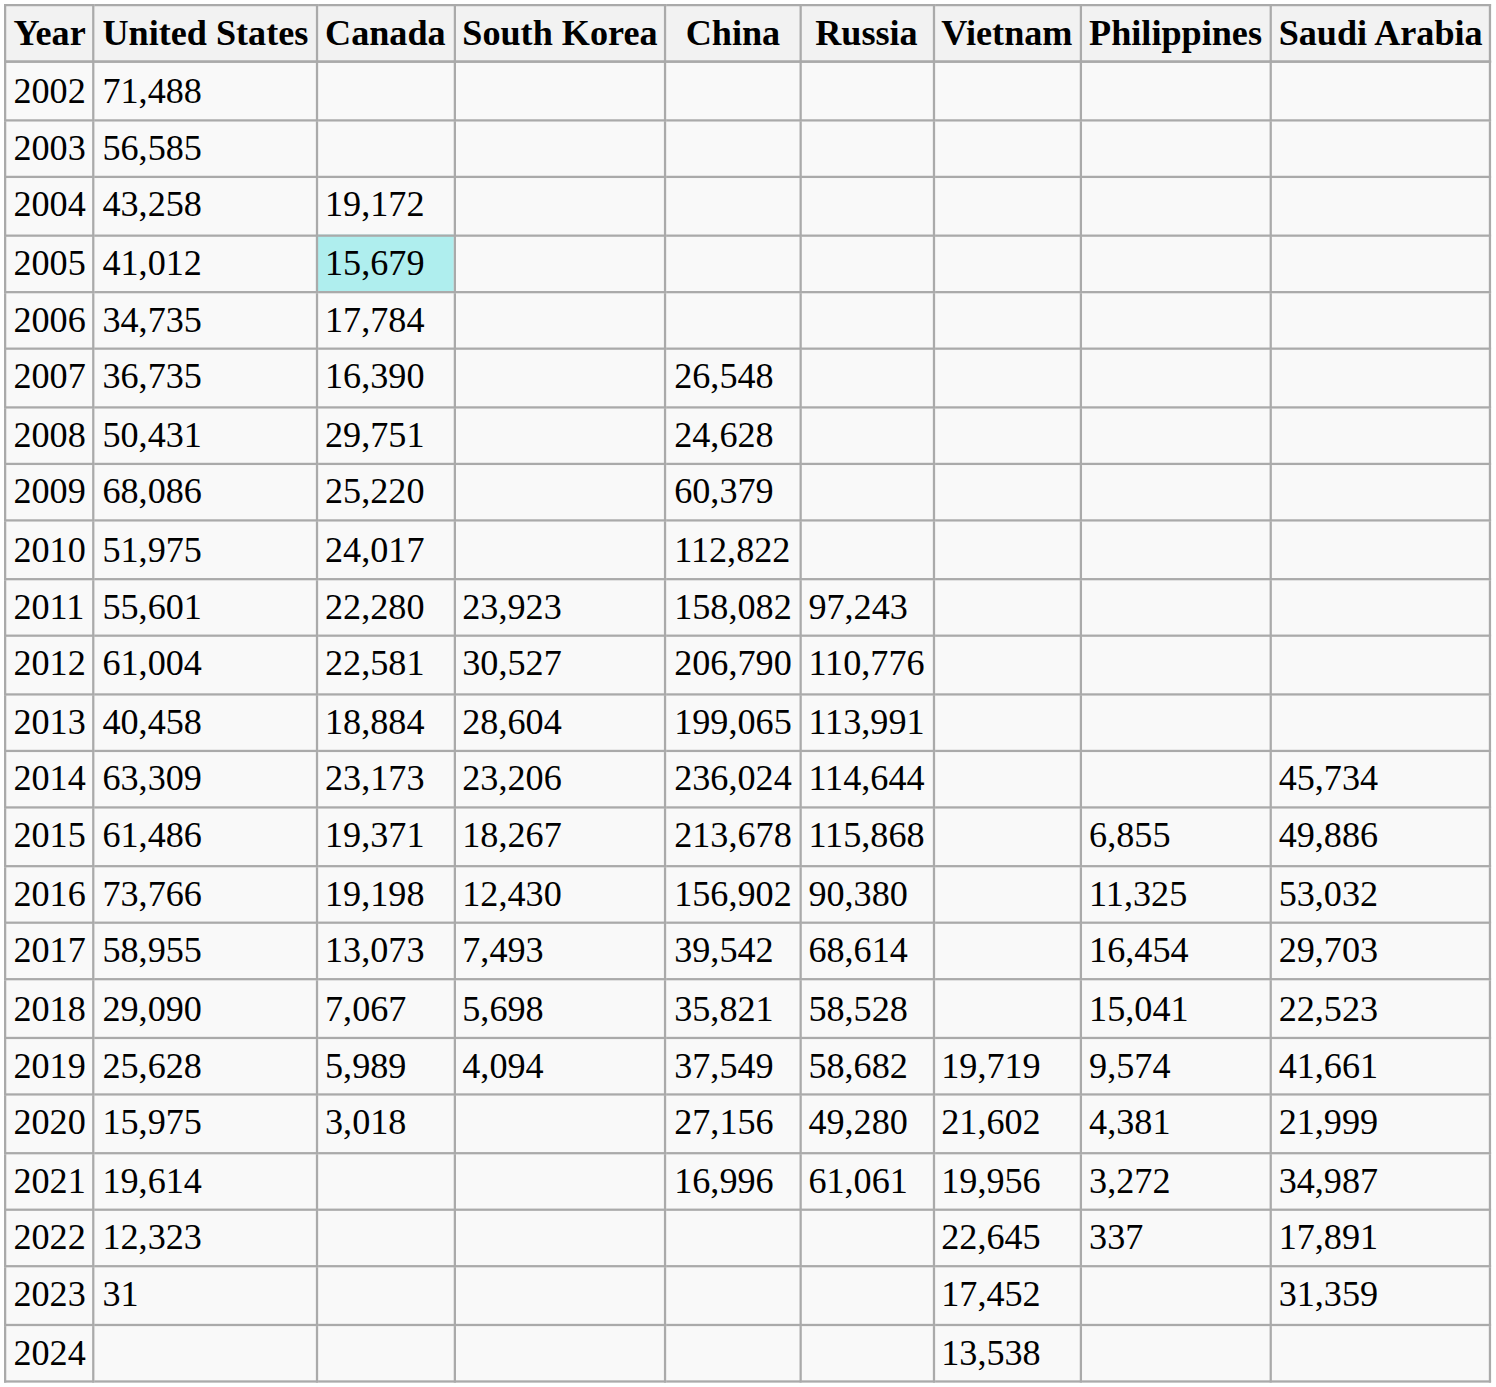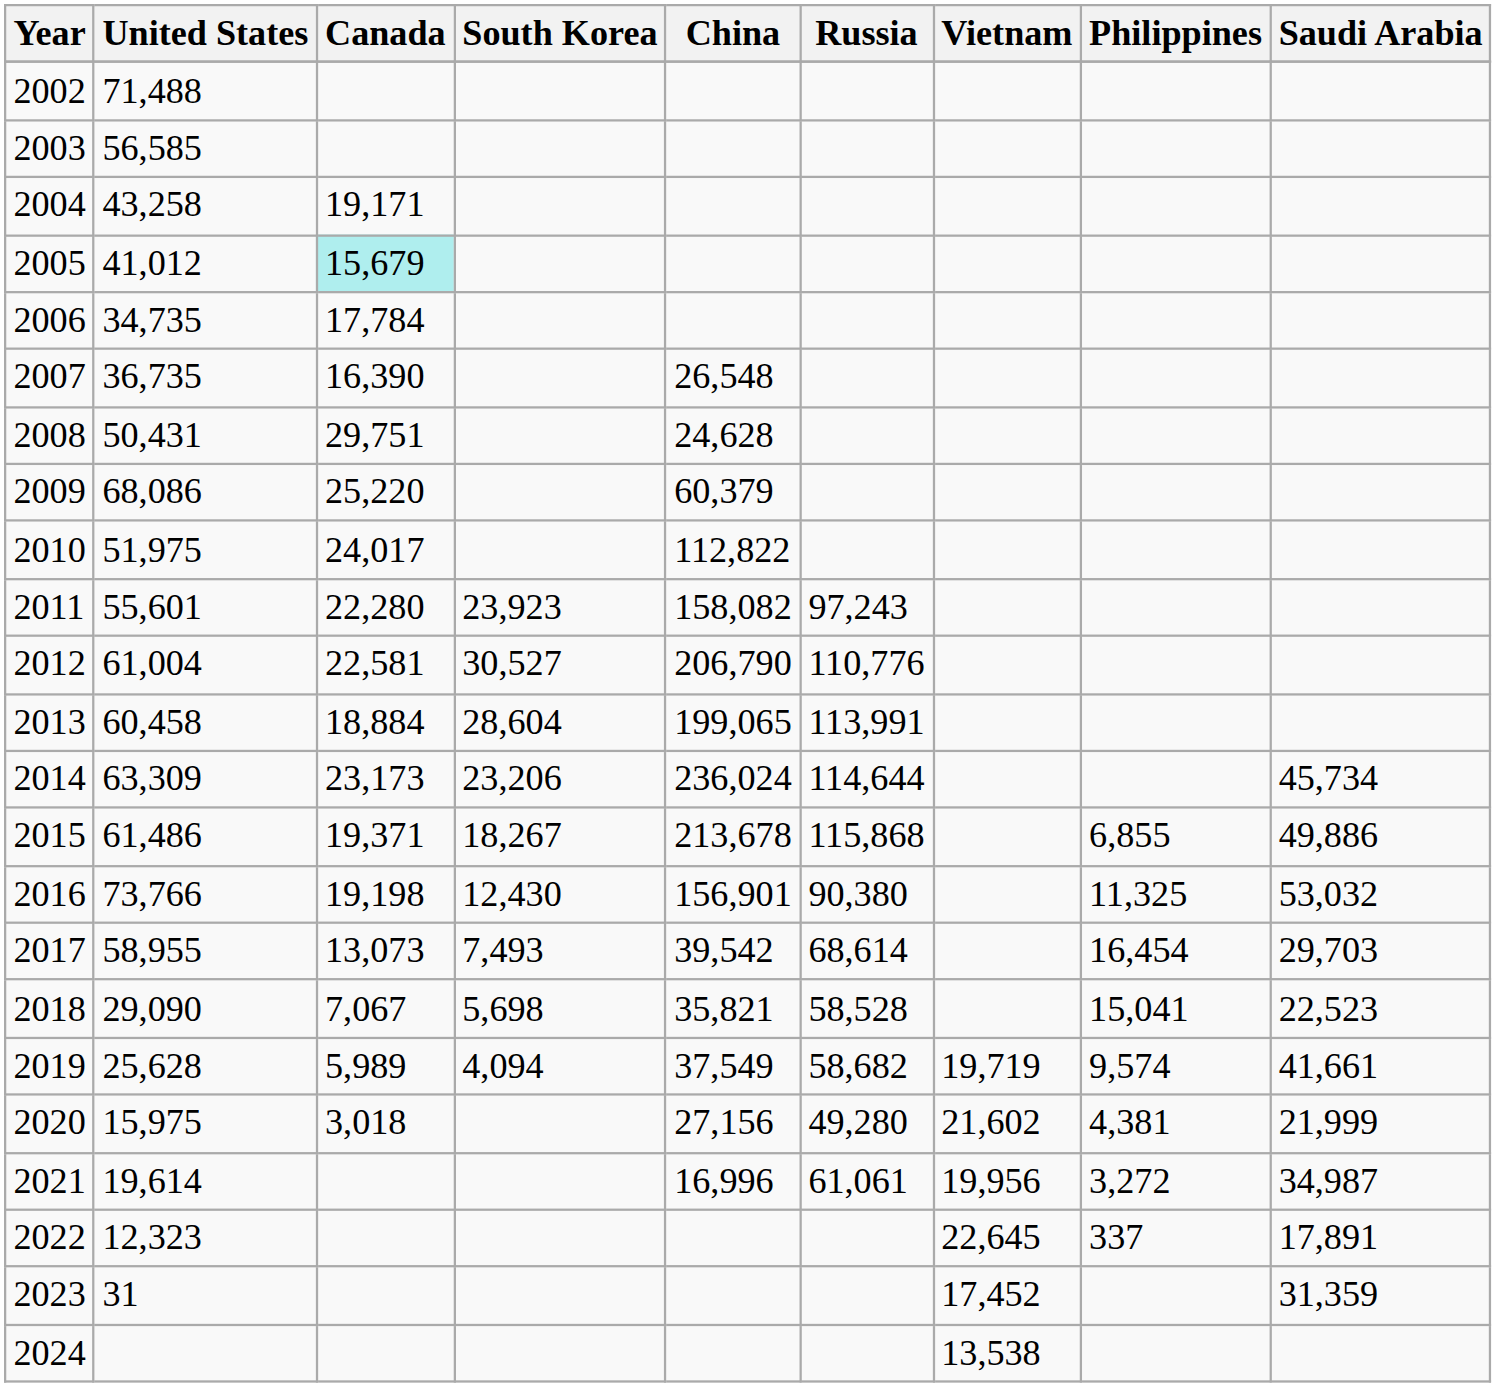(375, 205) 19,172 -> (375, 205) 19,171
(152, 721) 40,458 -> (152, 721) 60,458
(733, 893) 156,902 -> (733, 893) 156,901
